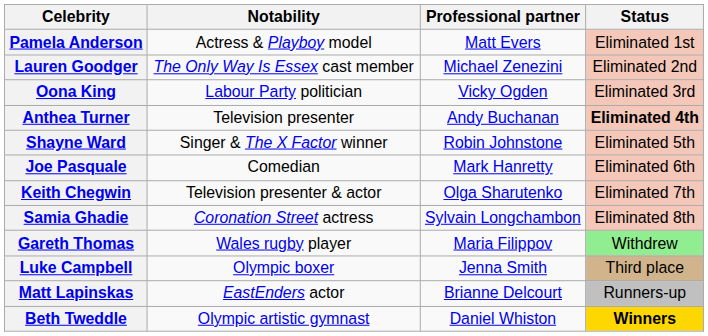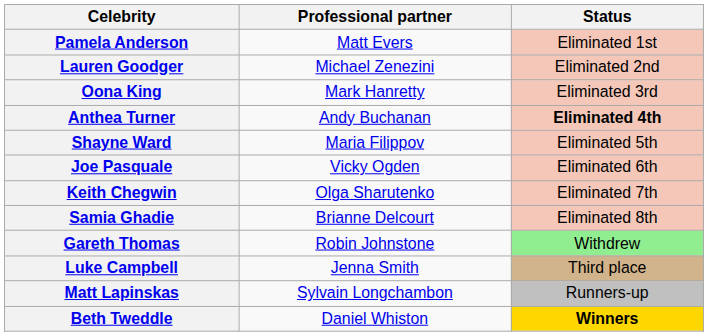- column: (284, 17)
(503, 92) Vicky Ogden -> (375, 92) Mark Hanretty
(503, 142) Robin Johnstone -> (375, 142) Maria Filippov
(503, 167) Mark Hanretty -> (375, 167) Vicky Ogden
(503, 218) Sylvain Longchambon -> (375, 218) Brianne Delcourt
(503, 243) Maria Filippov -> (375, 243) Robin Johnstone
(503, 293) Brianne Delcourt -> (375, 293) Sylvain Longchambon
